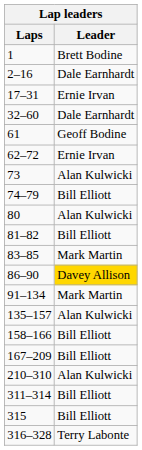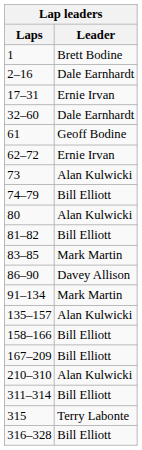(94, 275) gold background -> (94, 275) no background
(84, 415) Bill Elliott -> (93, 415) Terry Labonte
(93, 435) Terry Labonte -> (84, 435) Bill Elliott
